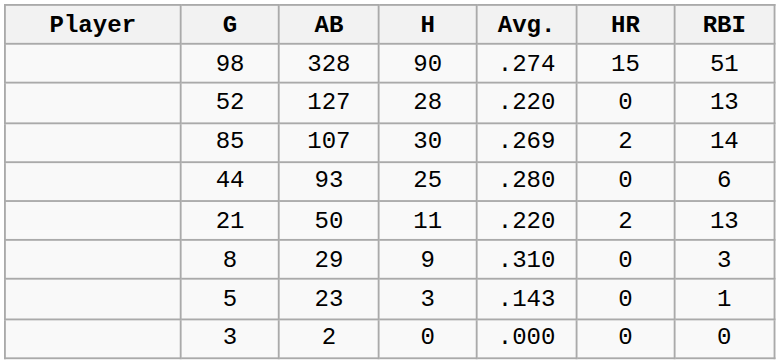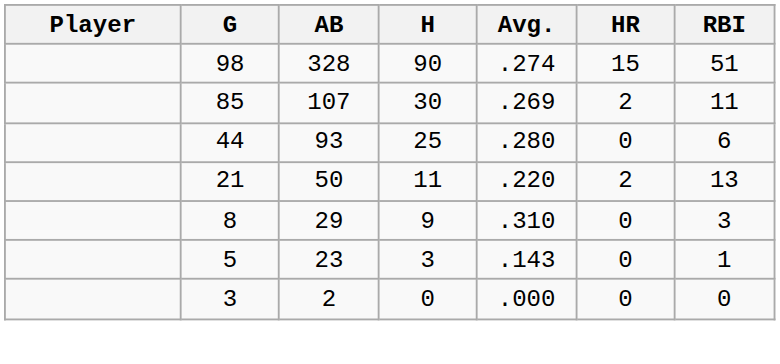- row: (230, 103)
(724, 142) 14 -> (724, 103) 11
